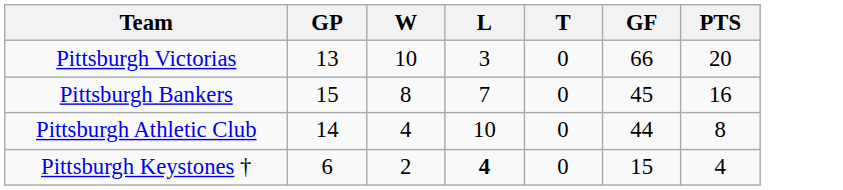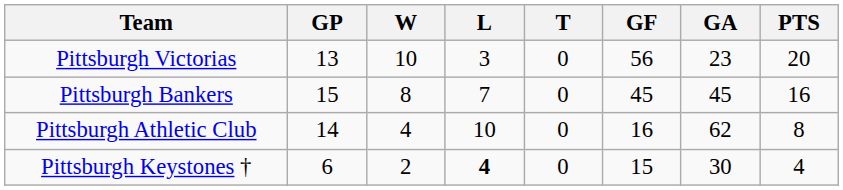+ column: (720, 22)
(642, 58) 66 -> (642, 58) 56
(642, 130) 44 -> (642, 130) 16
